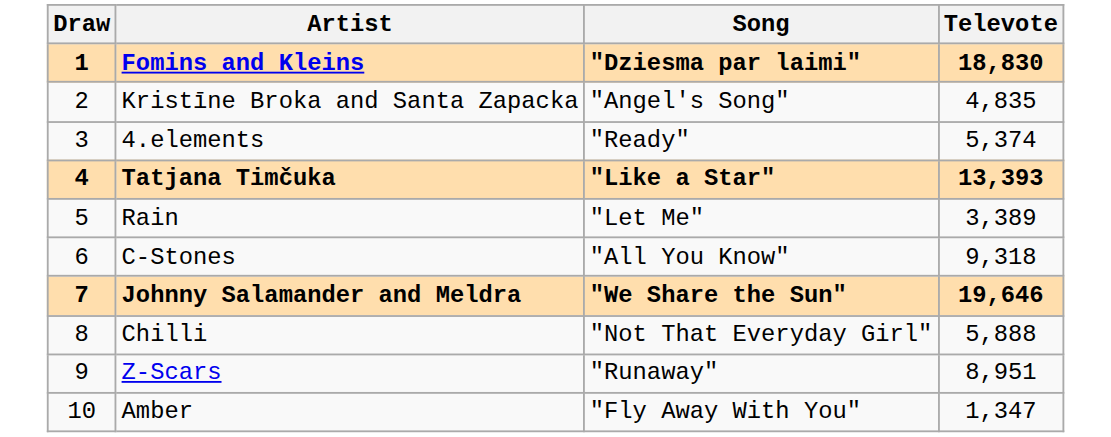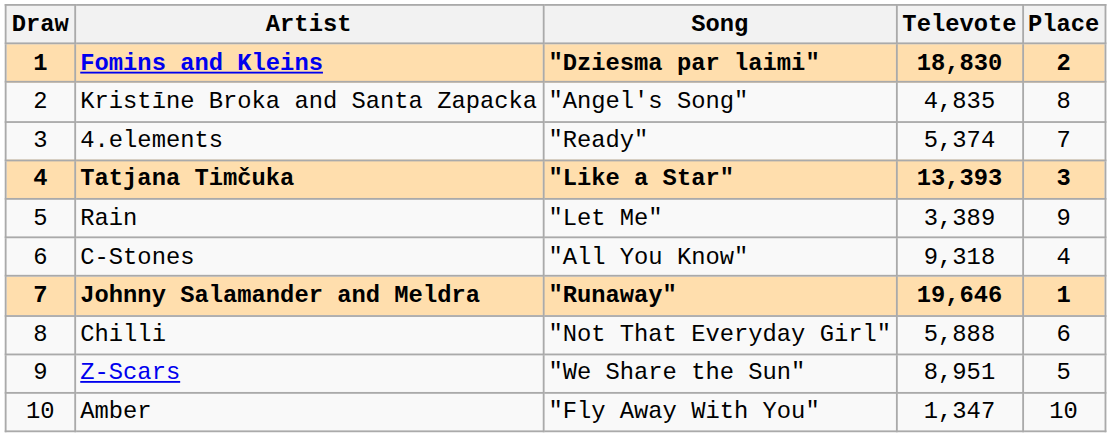+ column: (1064, 24)
(718, 296) "We Share the Sun" -> (613, 296) "Runaway"
(654, 373) "Runaway" -> (677, 373) "We Share the Sun"
